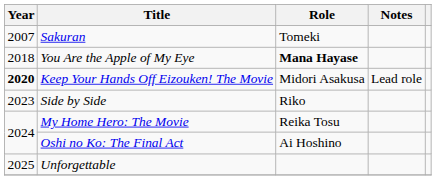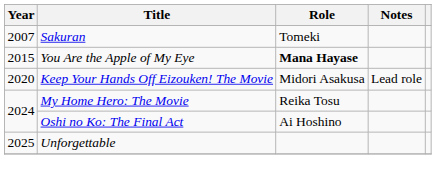(21, 57) 2018 -> (21, 57) 2015
(21, 79) bold -> (21, 79) normal
- row: (73, 100)
